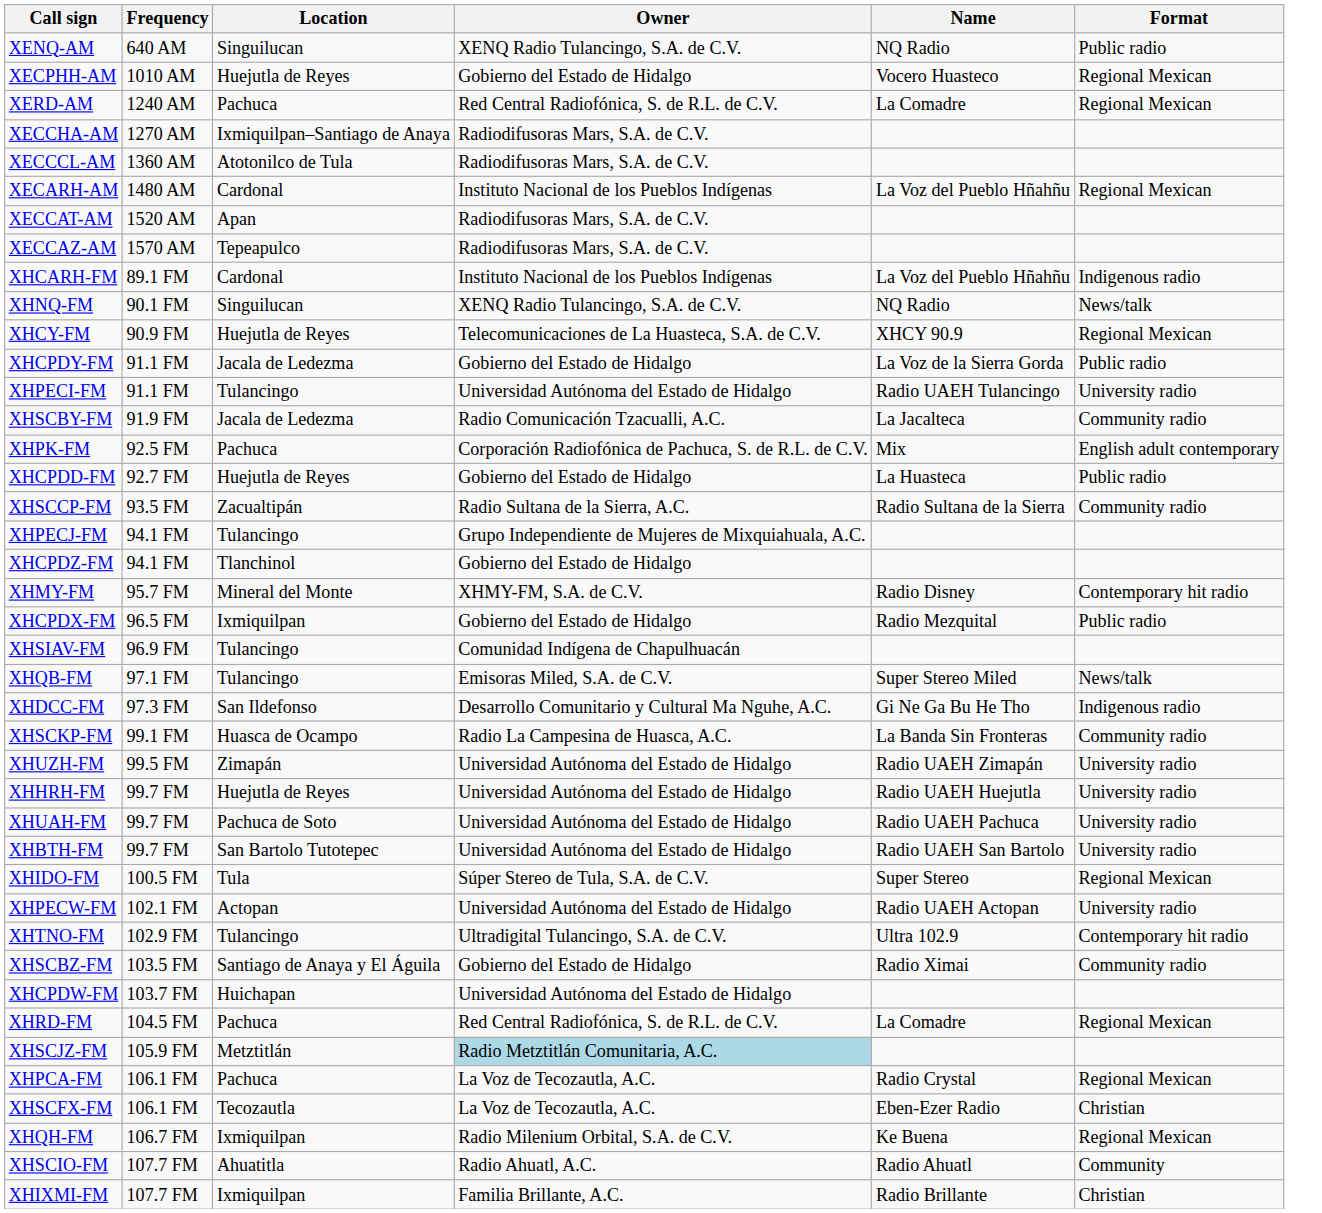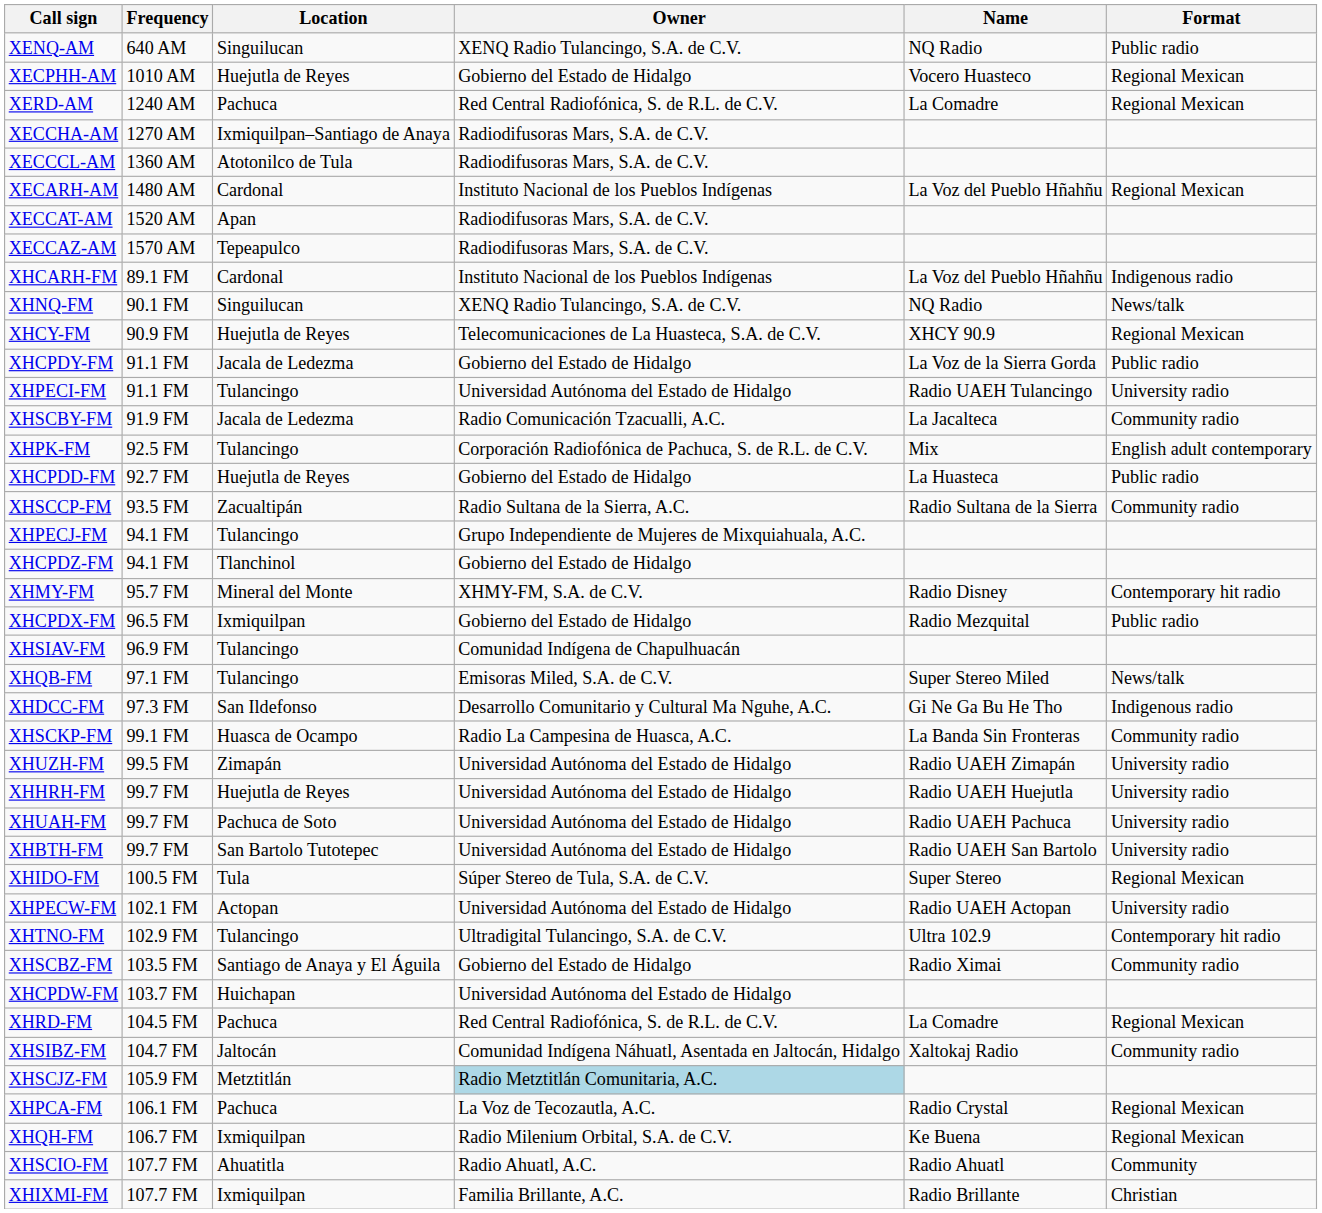(247, 448) Pachuca -> (258, 448) Tulancingo
+ row: (57, 1051)
- row: (60, 1108)
